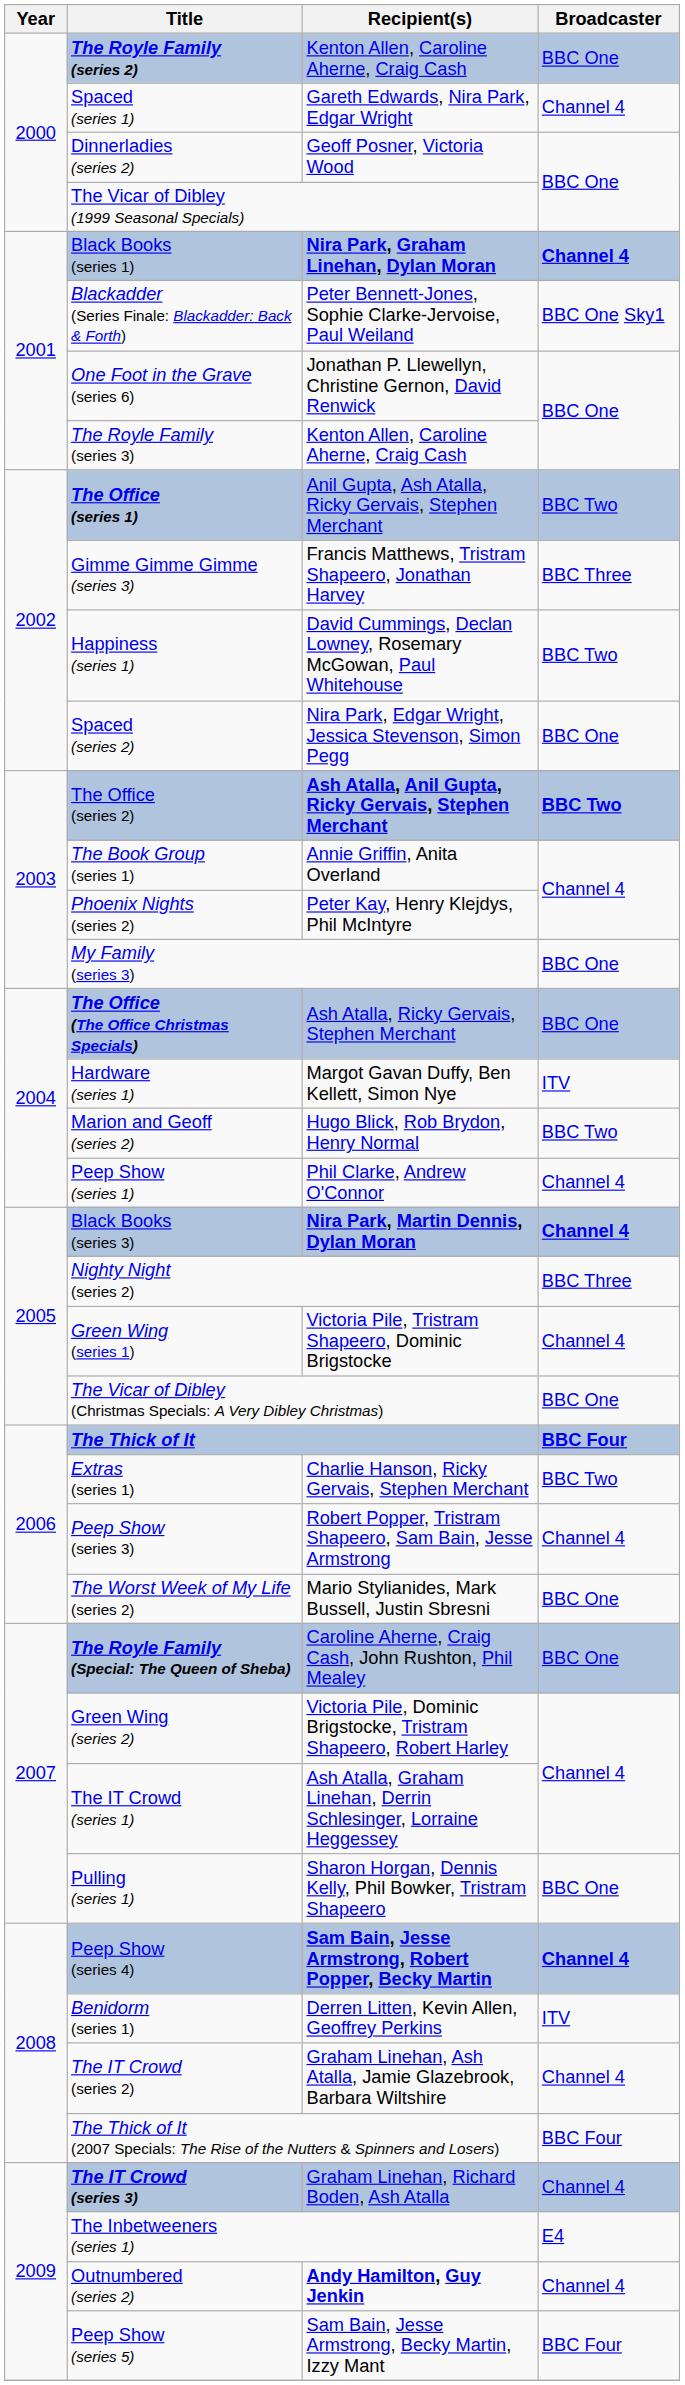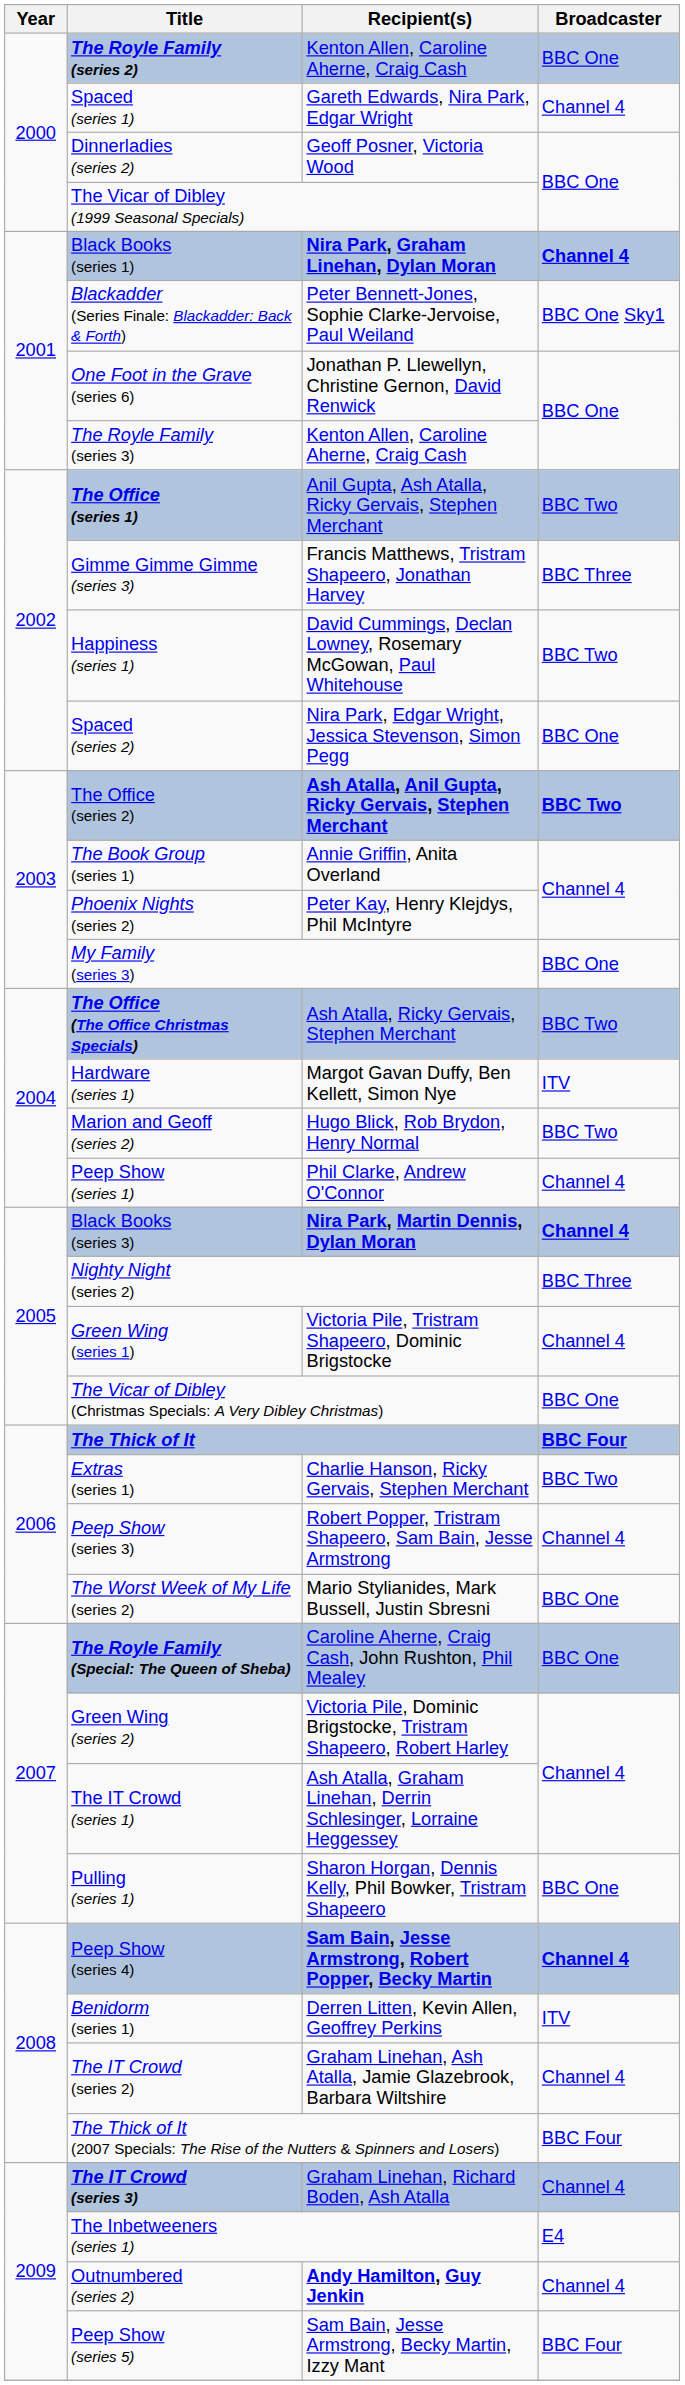(580, 1023) BBC One -> (580, 1023) BBC Two
